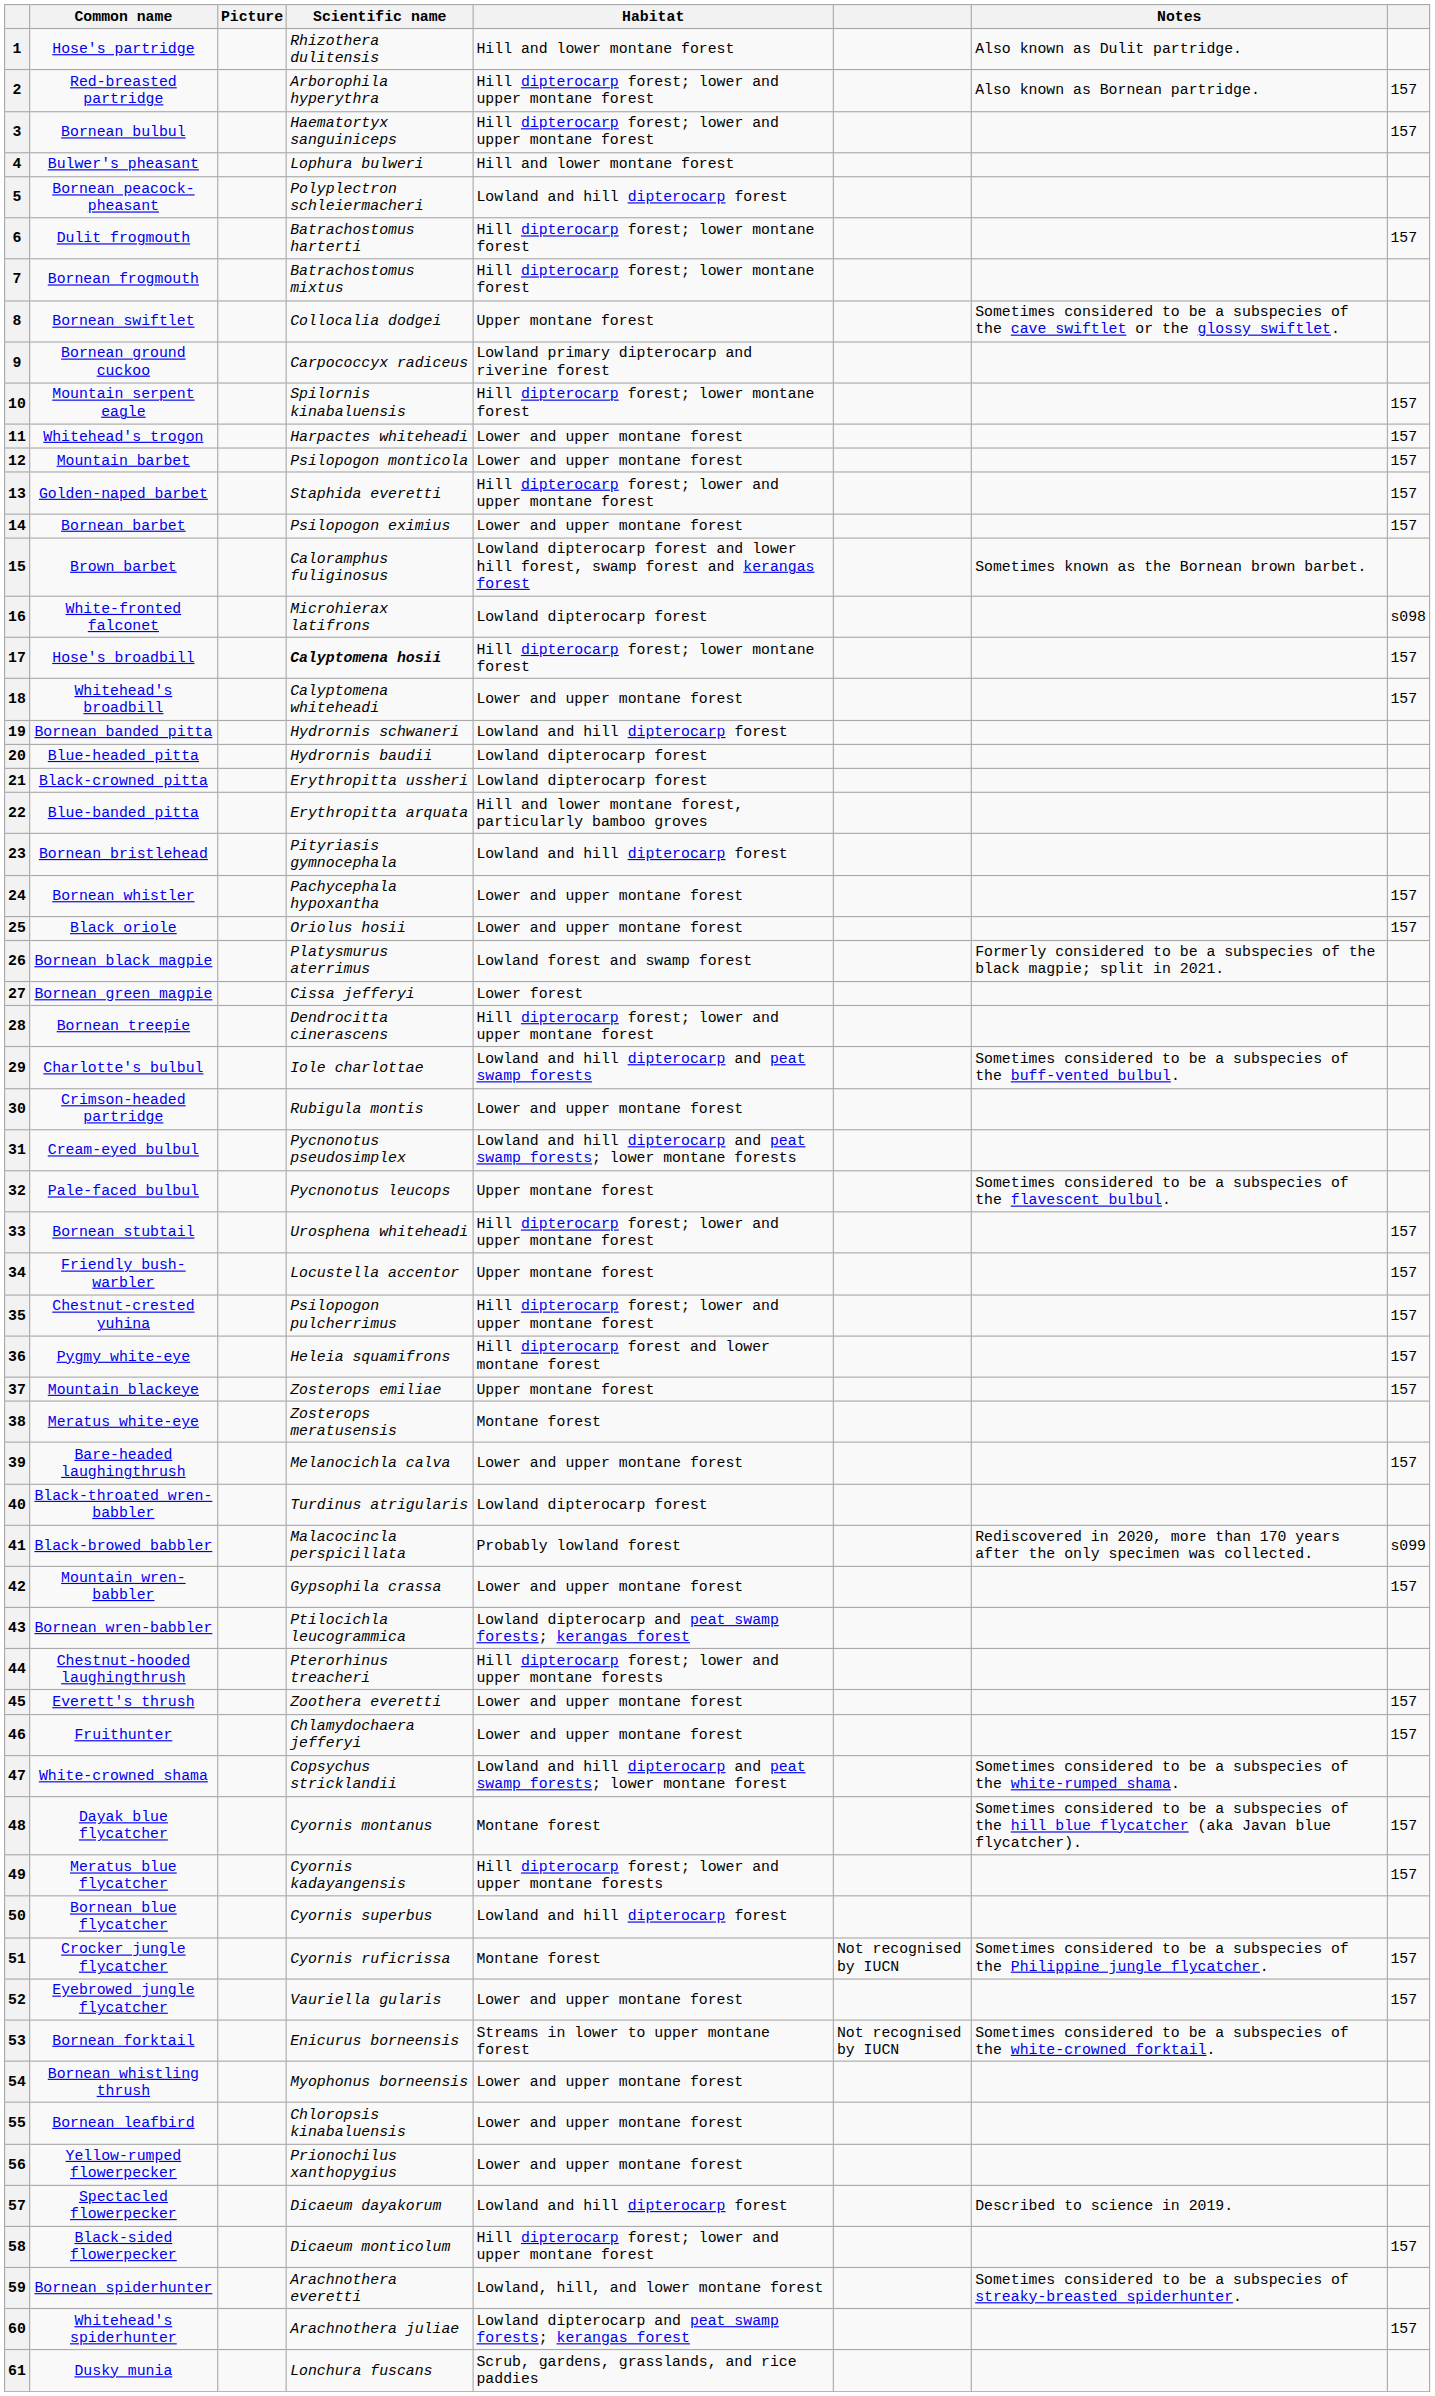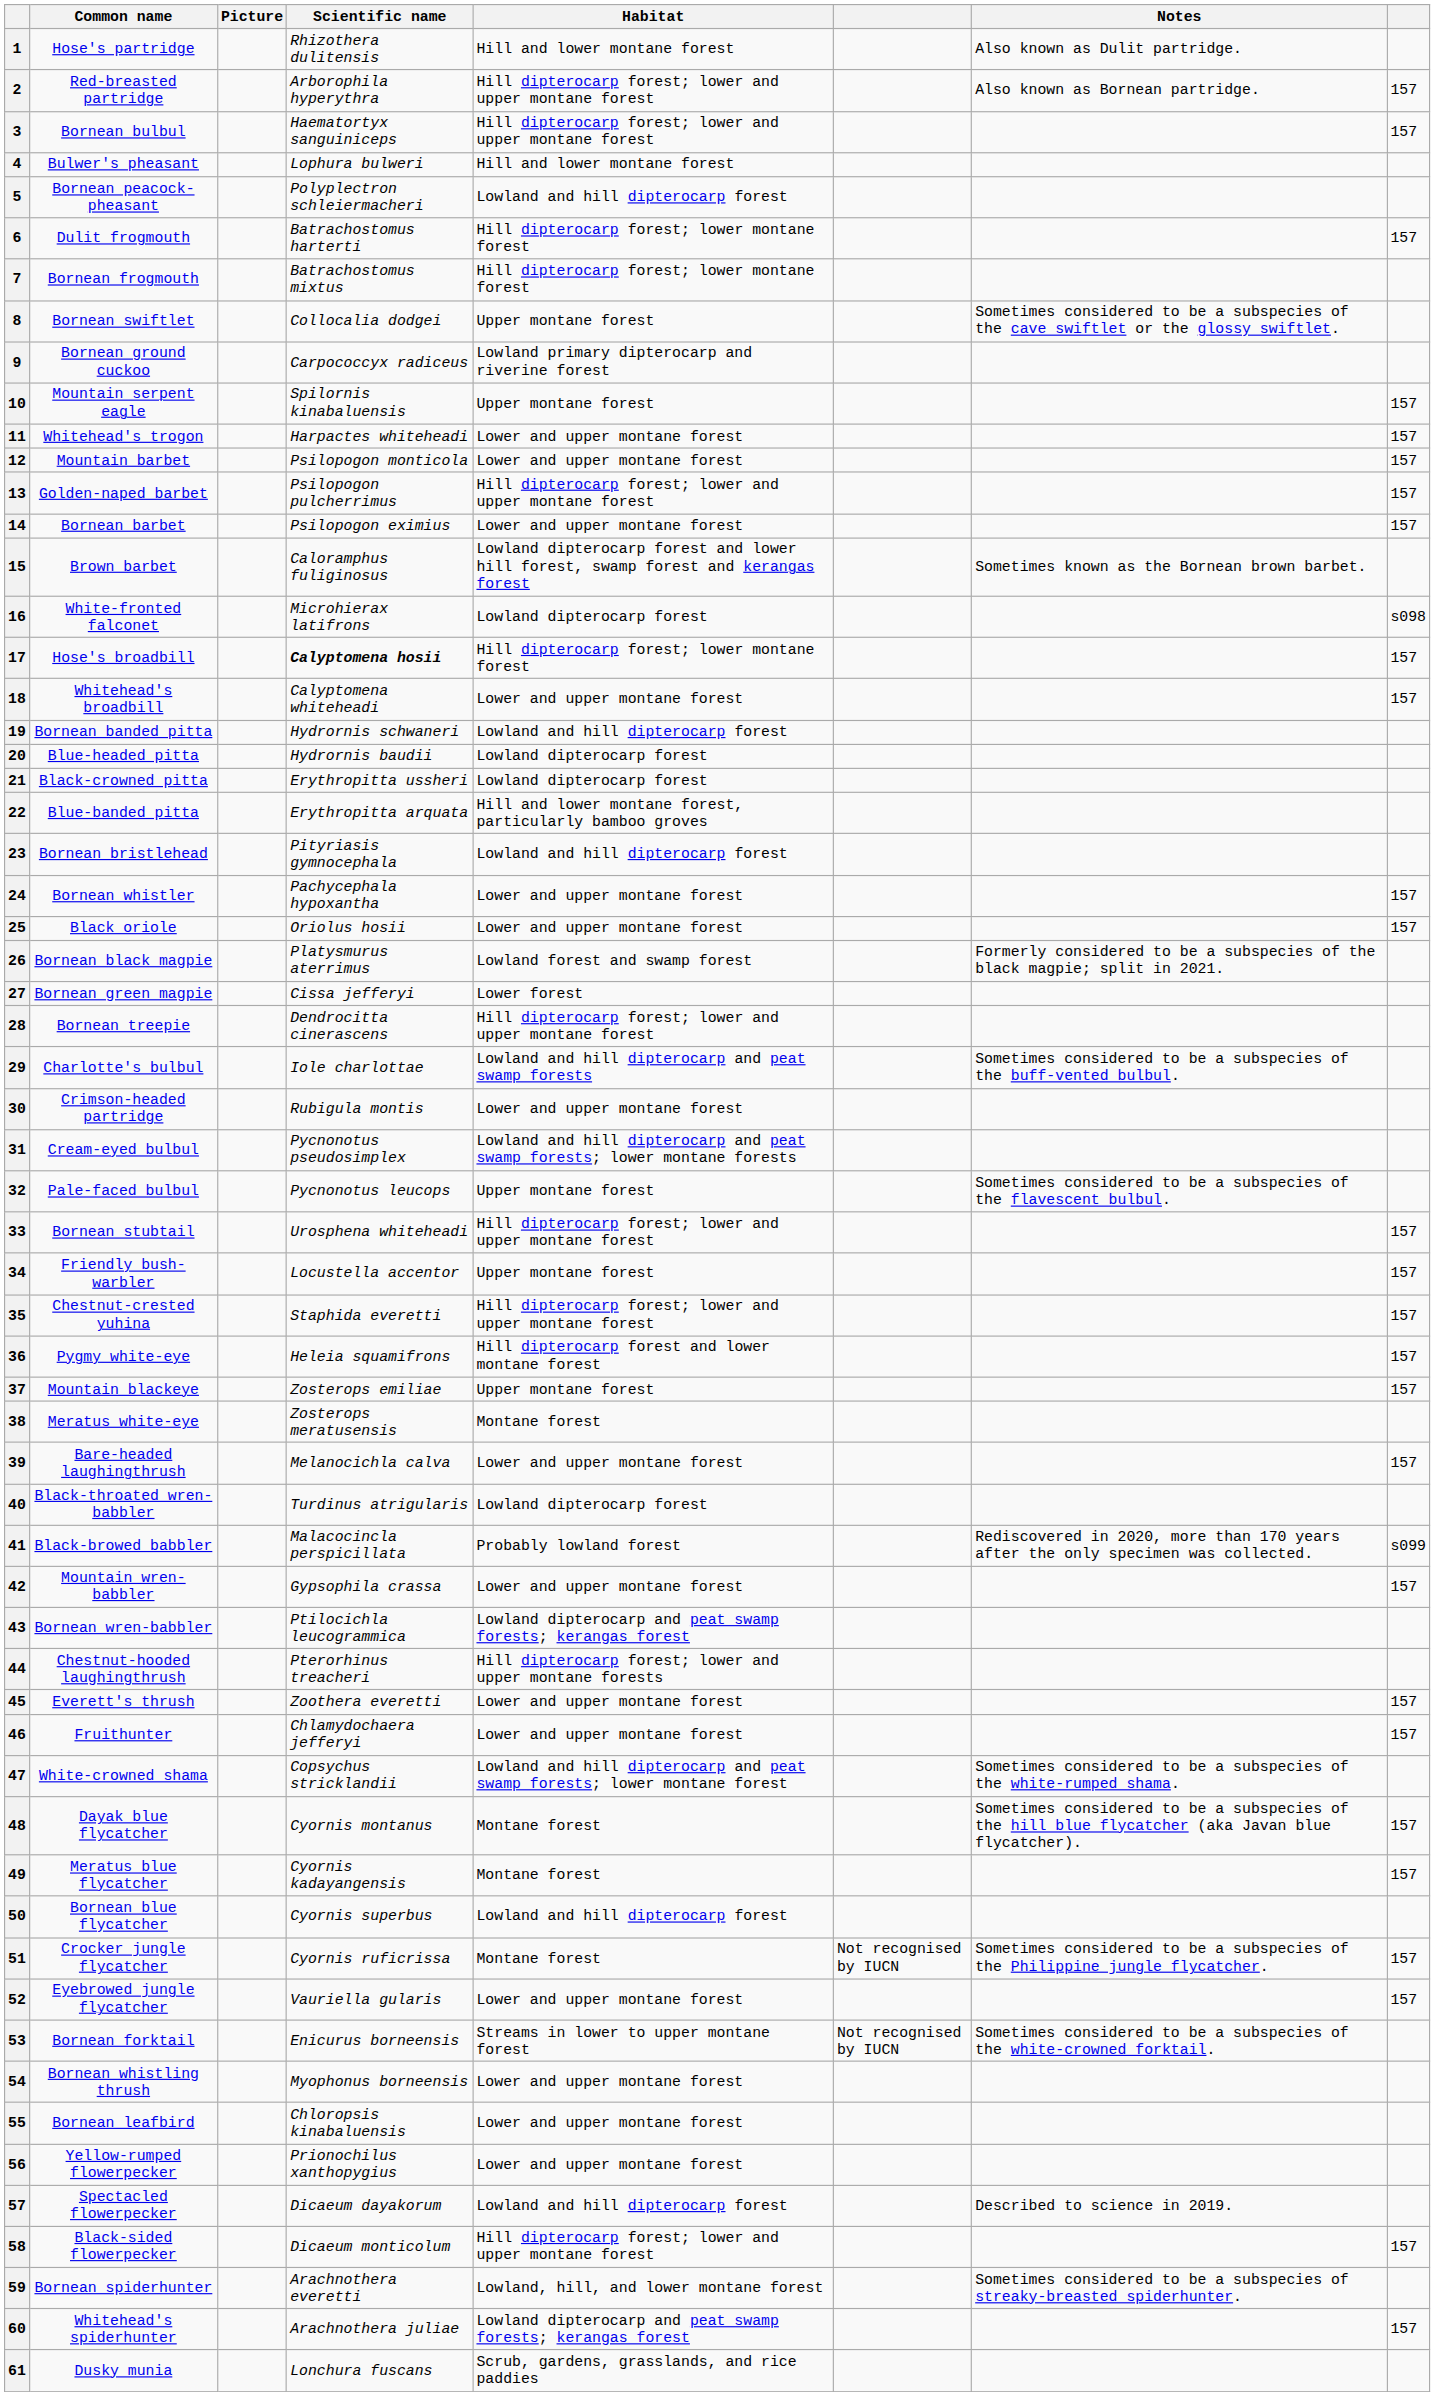(645, 404) Hill dipterocarp forest; lower montane forest -> (565, 404) Upper montane forest
(366, 493) Staphida everetti -> (344, 493) Psilopogon pulcherrimus
(344, 1315) Psilopogon pulcherrimus -> (366, 1315) Staphida everetti
(628, 1876) Hill dipterocarp forest; lower and upper montane forests -> (539, 1876) Montane forest
